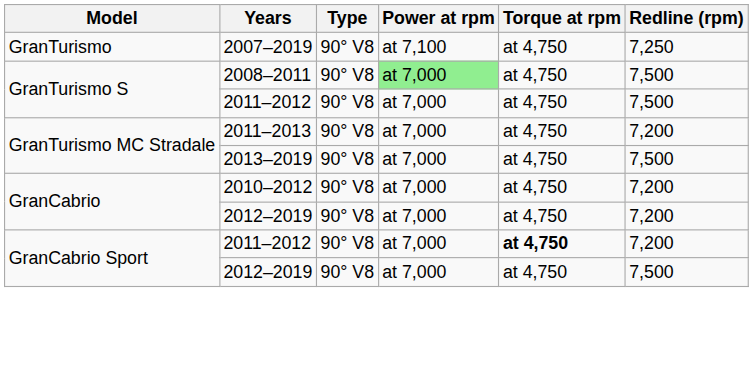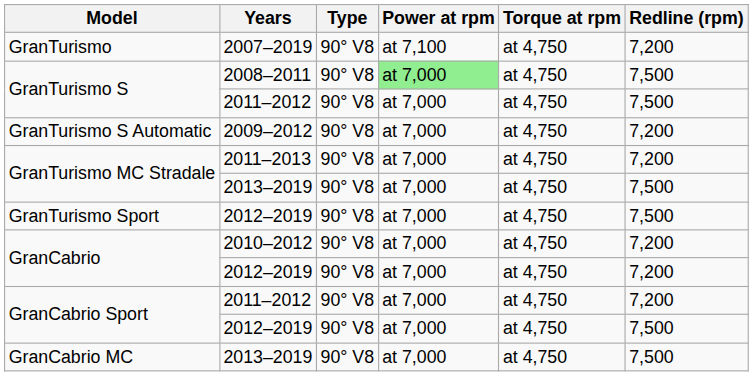(651, 46) 7,250 -> (651, 46) 7,200
+ row: (110, 131)
+ row: (84, 215)
(536, 243) bold -> (535, 300) normal
+ row: (71, 356)
